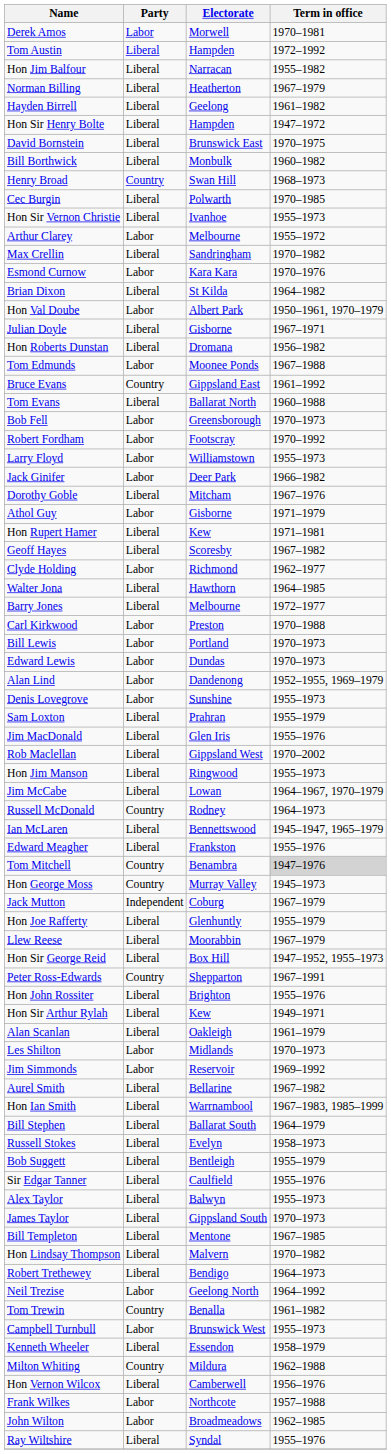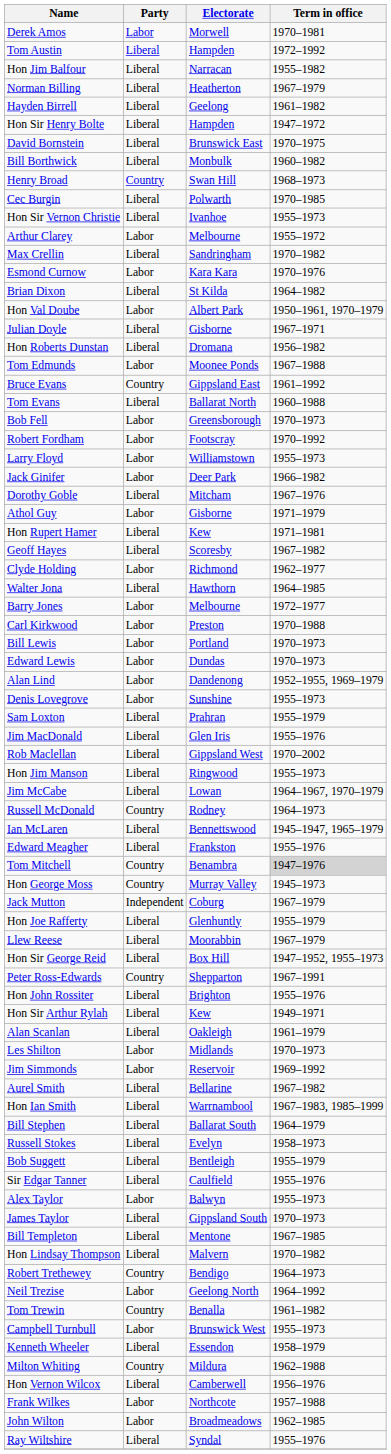(143, 606) Liberal -> (140, 606) Labor
(143, 1199) Liberal -> (140, 1199) Labor
(143, 1273) Liberal -> (145, 1273) Country
